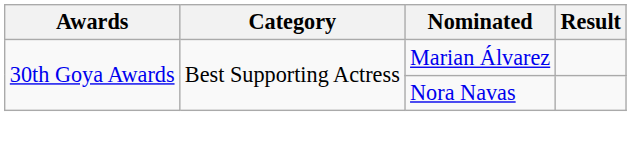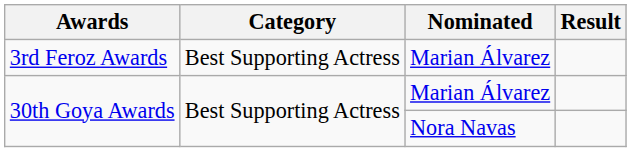+ row: (88, 57)
